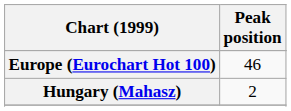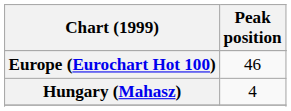(253, 91) 2 -> (253, 91) 4
